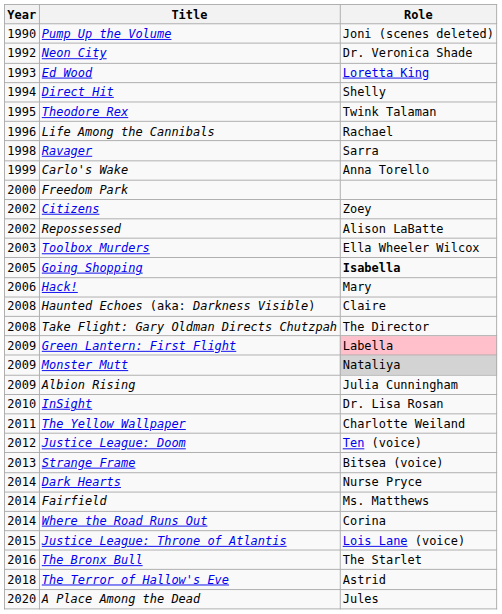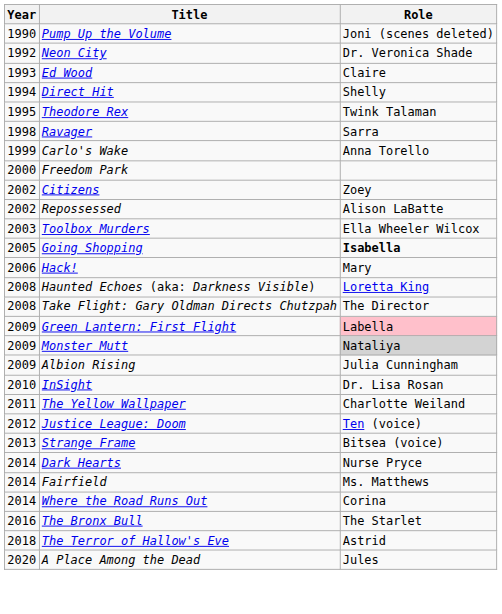(386, 73) Loretta King -> (364, 73) Claire
- row: (128, 131)
(364, 307) Claire -> (386, 287) Loretta King
- row: (164, 541)
